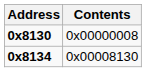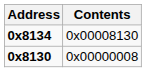rows swapped: (29, 35) <-> (29, 56)
